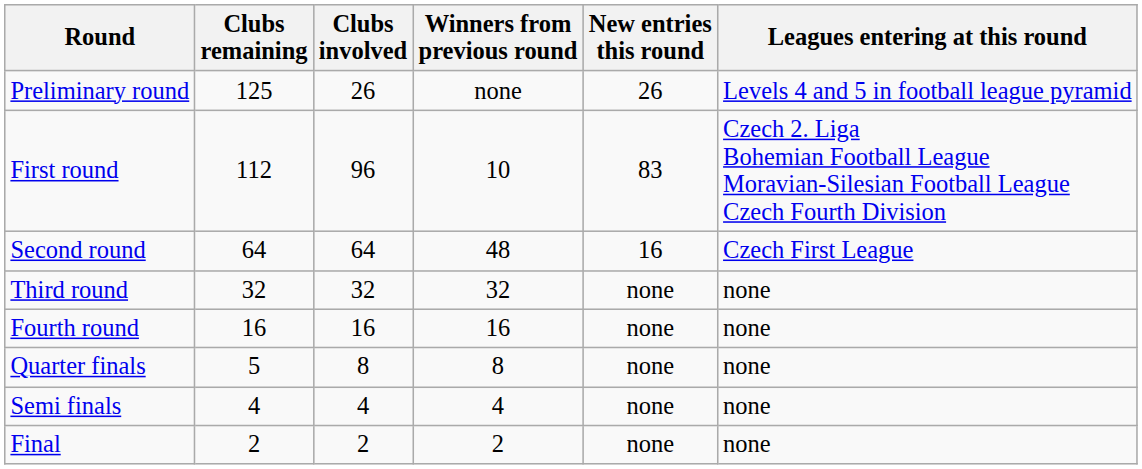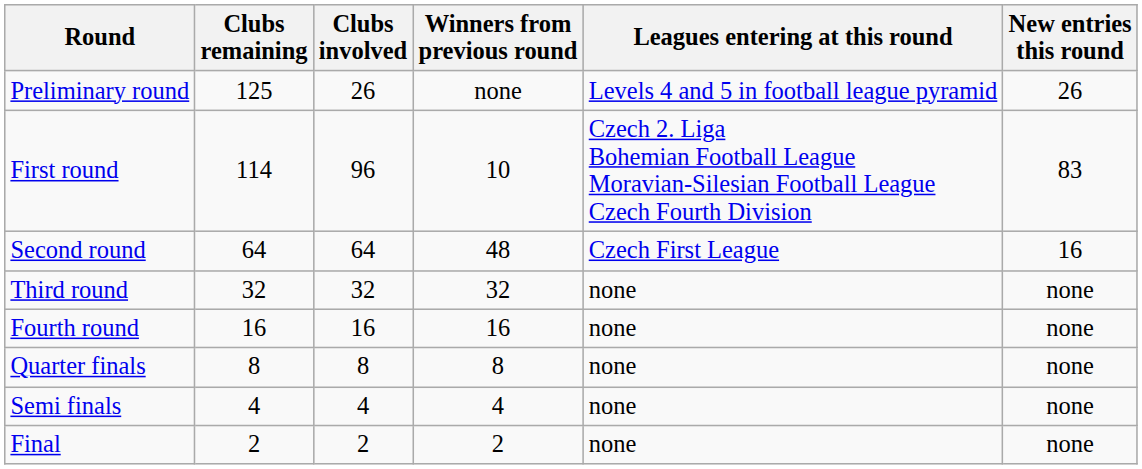columns swapped: (650, 37) <-> (927, 37)
(254, 170) 112 -> (254, 170) 114
(254, 367) 5 -> (254, 367) 8
